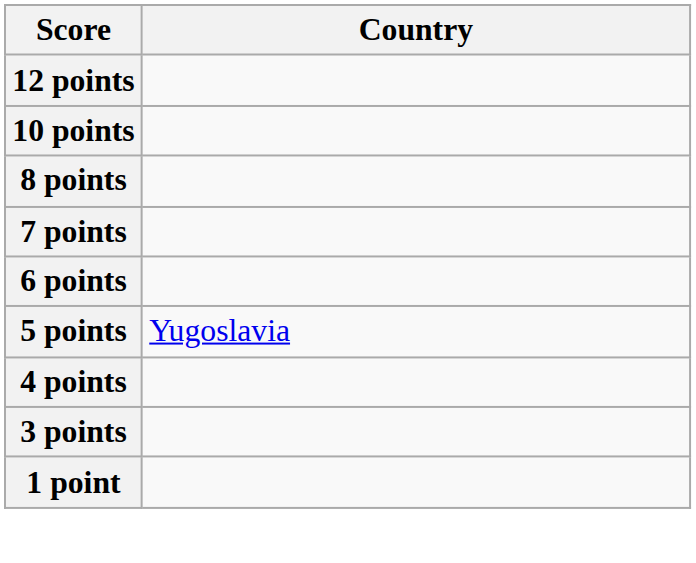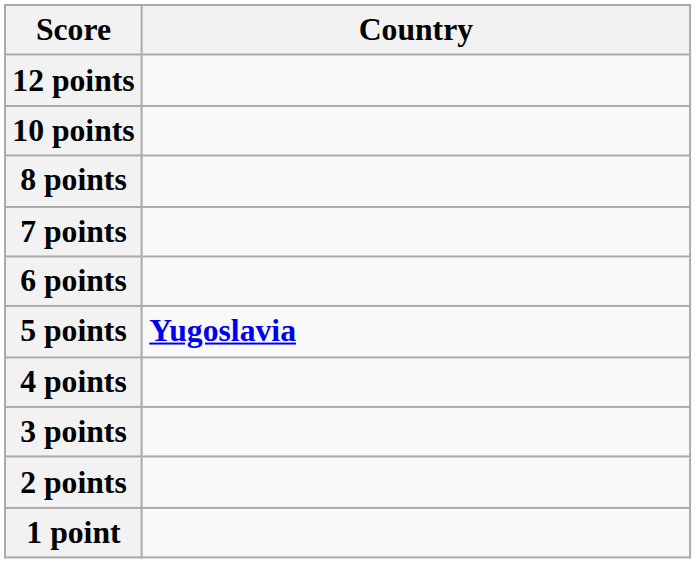(220, 331) normal -> (223, 331) bold
+ row: (73, 481)
